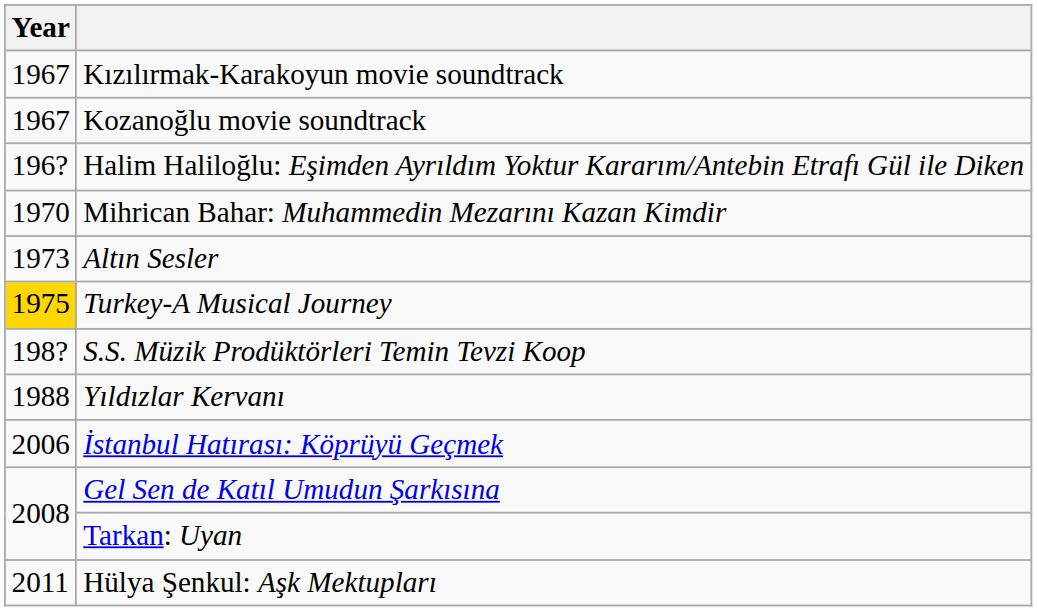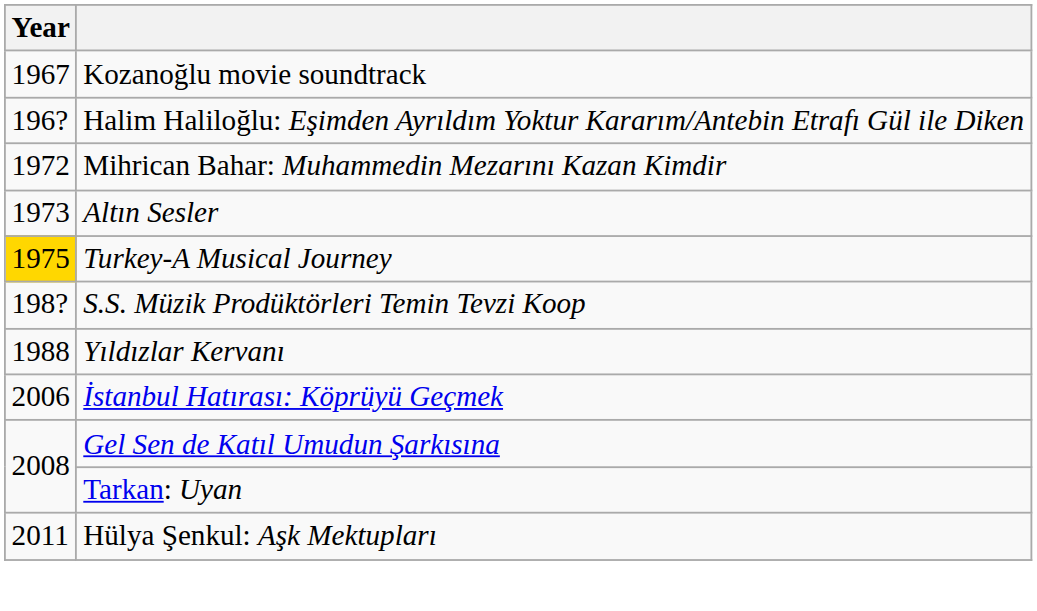- row: (323, 73)
(41, 212) 1970 -> (41, 166) 1972
